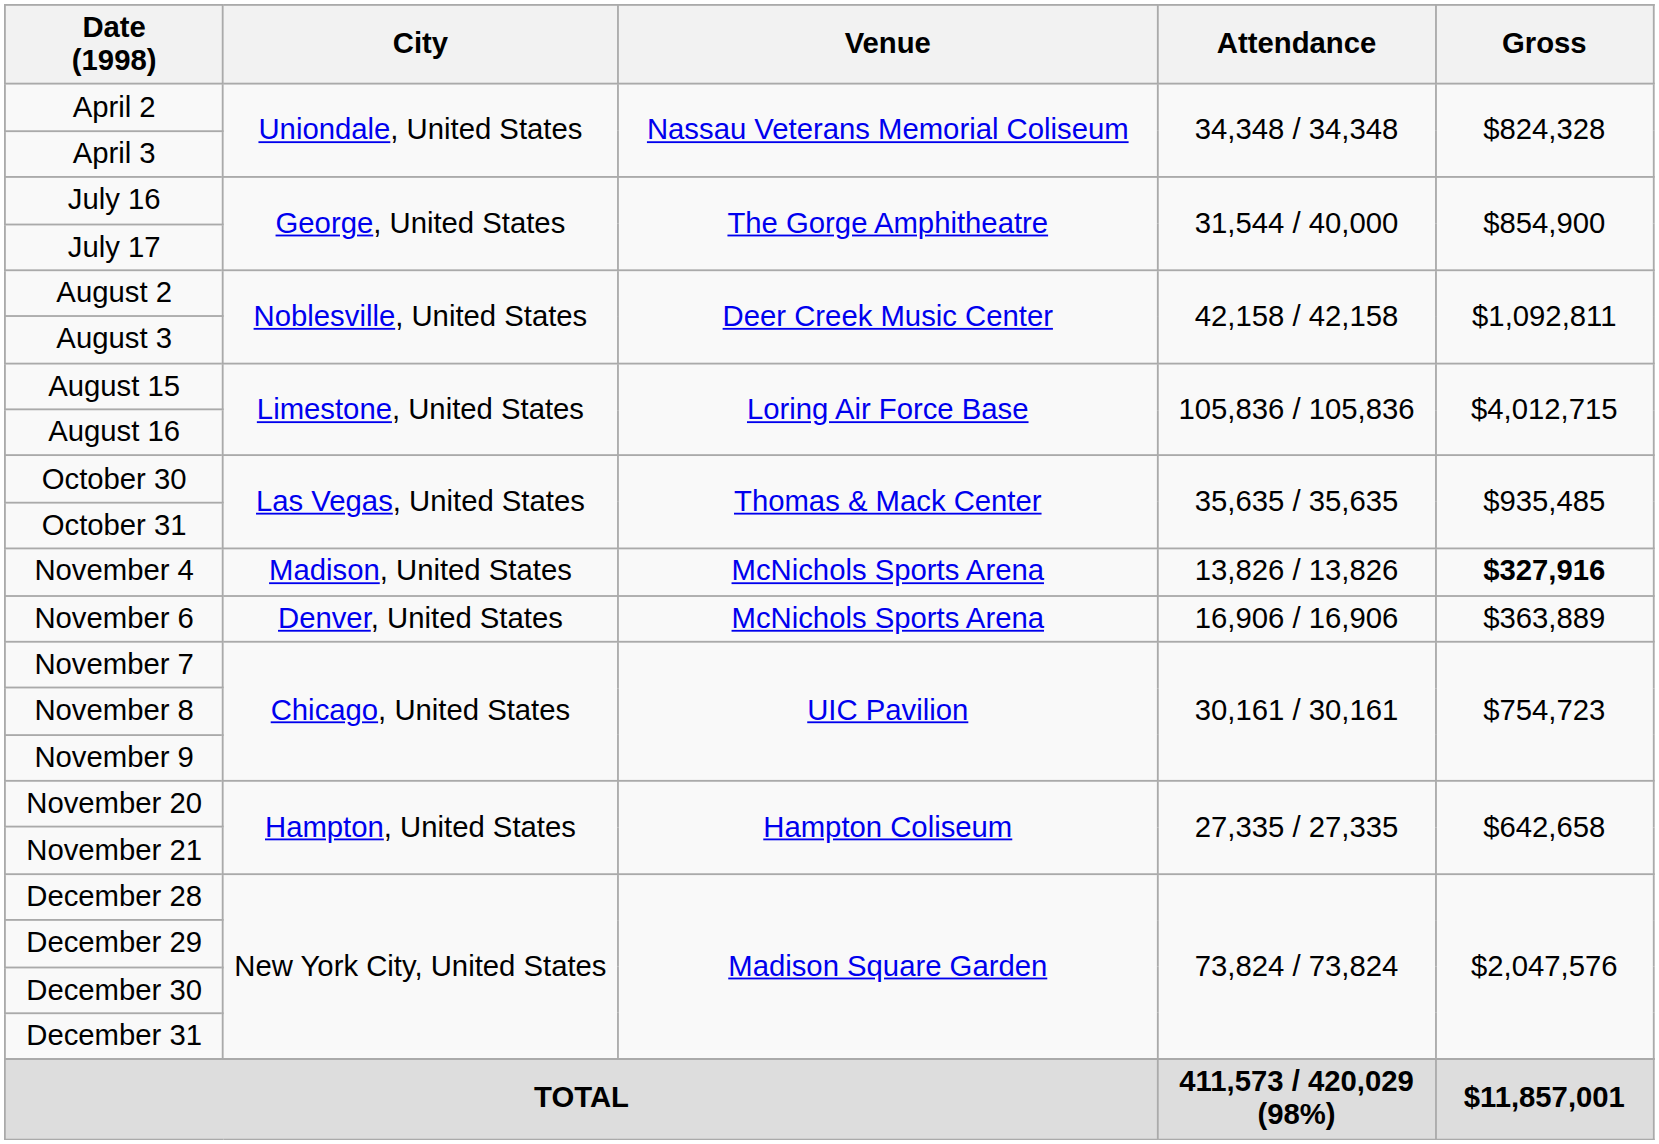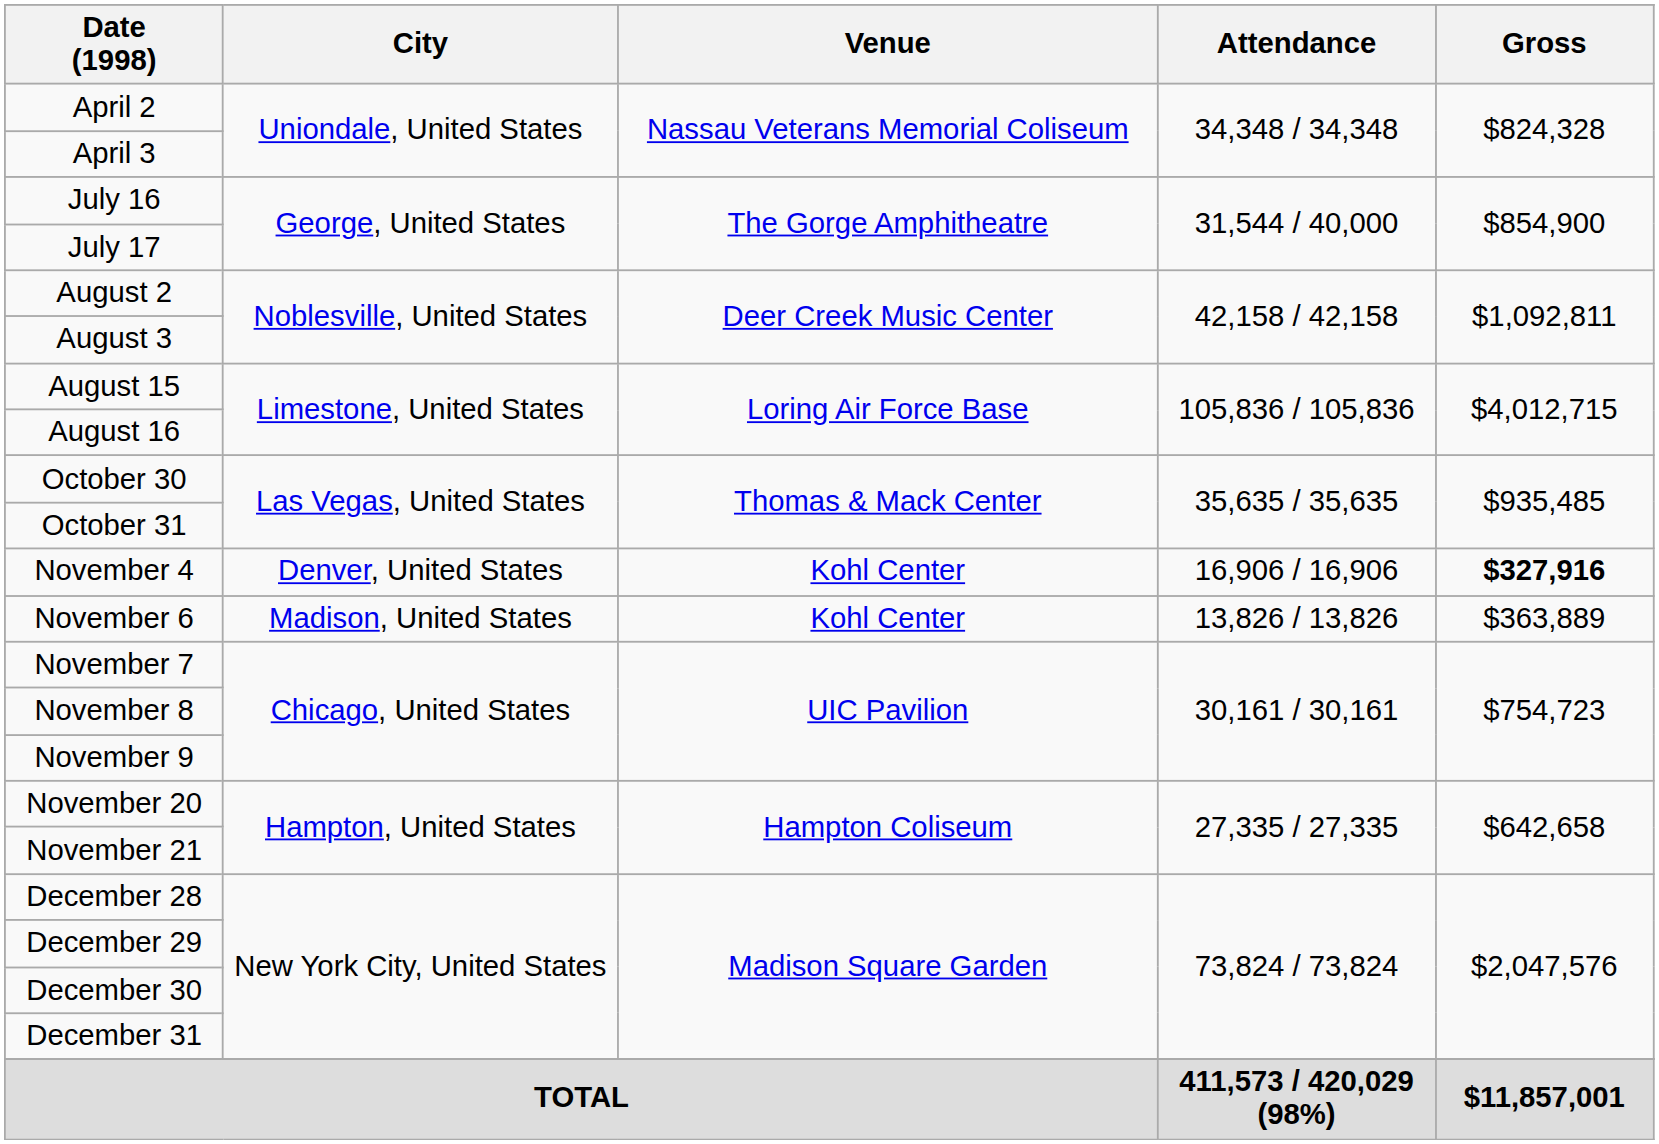(420, 571) Madison, United States -> (420, 571) Denver, United States
(888, 571) McNichols Sports Arena -> (888, 571) Kohl Center
(1297, 571) 13,826 / 13,826 -> (1297, 571) 16,906 / 16,906
(420, 617) Denver, United States -> (420, 617) Madison, United States
(888, 617) McNichols Sports Arena -> (888, 617) Kohl Center
(1297, 617) 16,906 / 16,906 -> (1297, 617) 13,826 / 13,826
